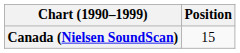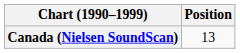(208, 37) 15 -> (208, 37) 13
